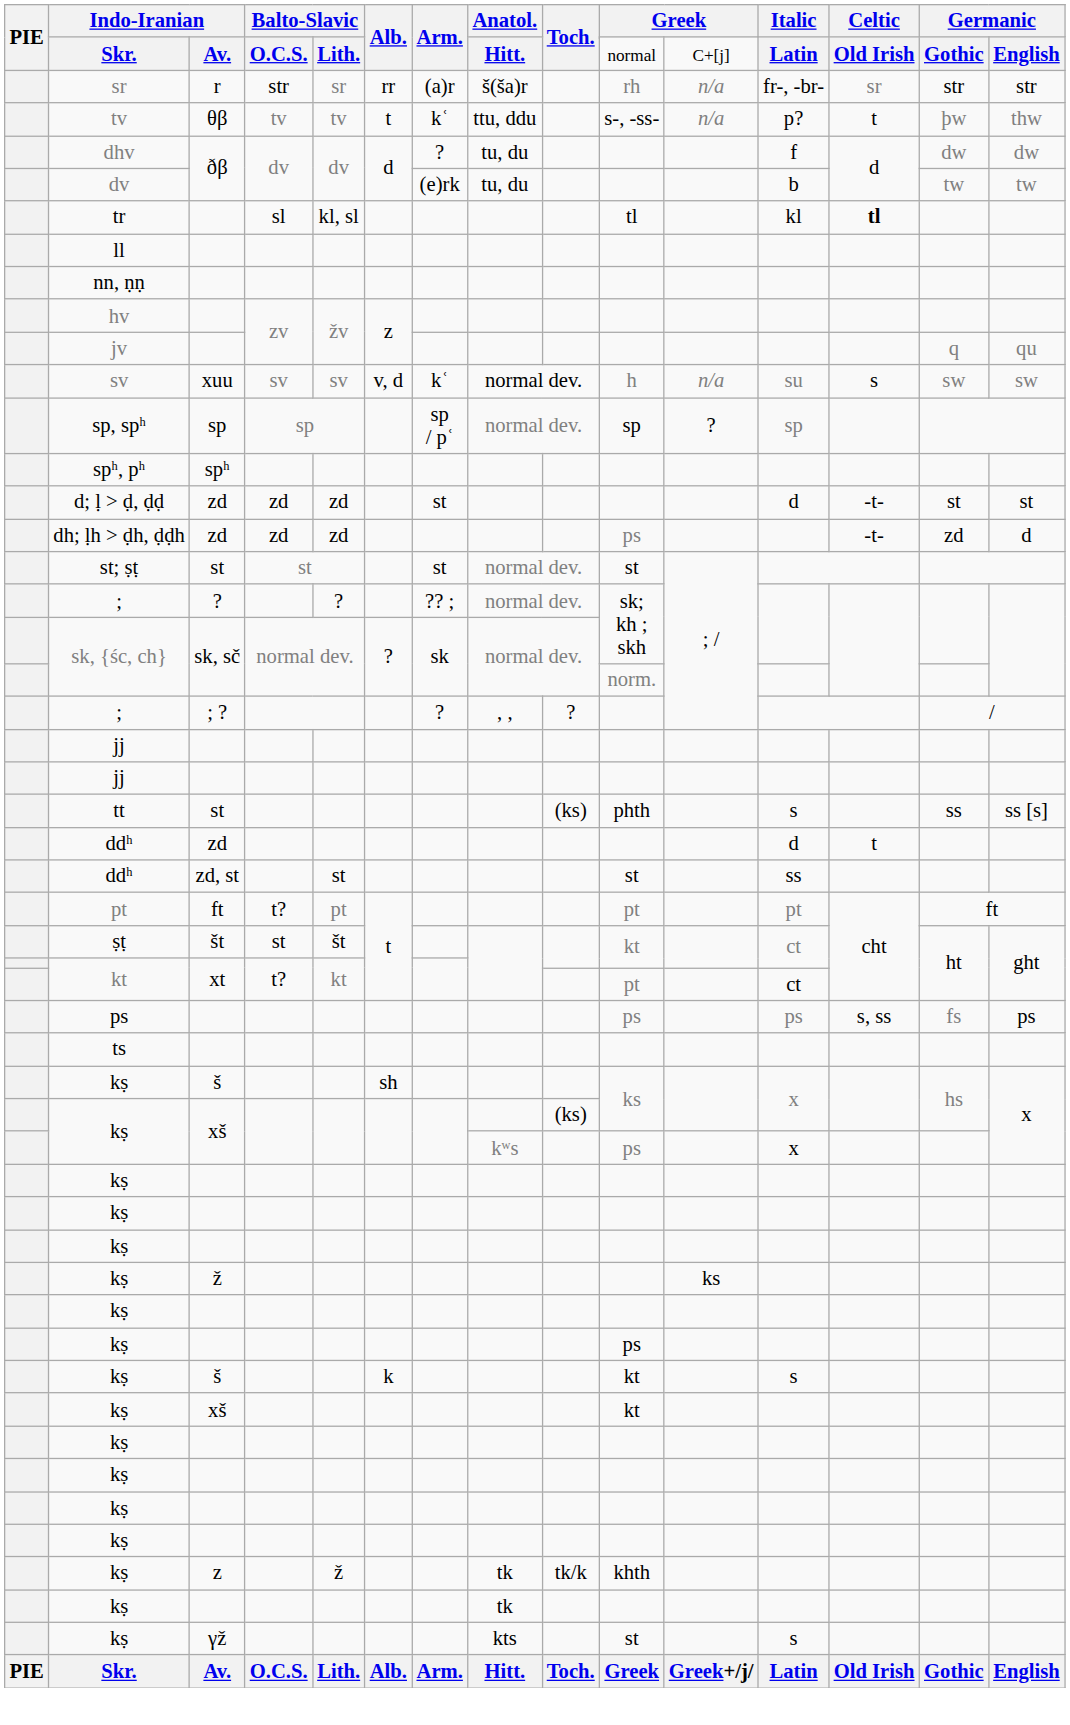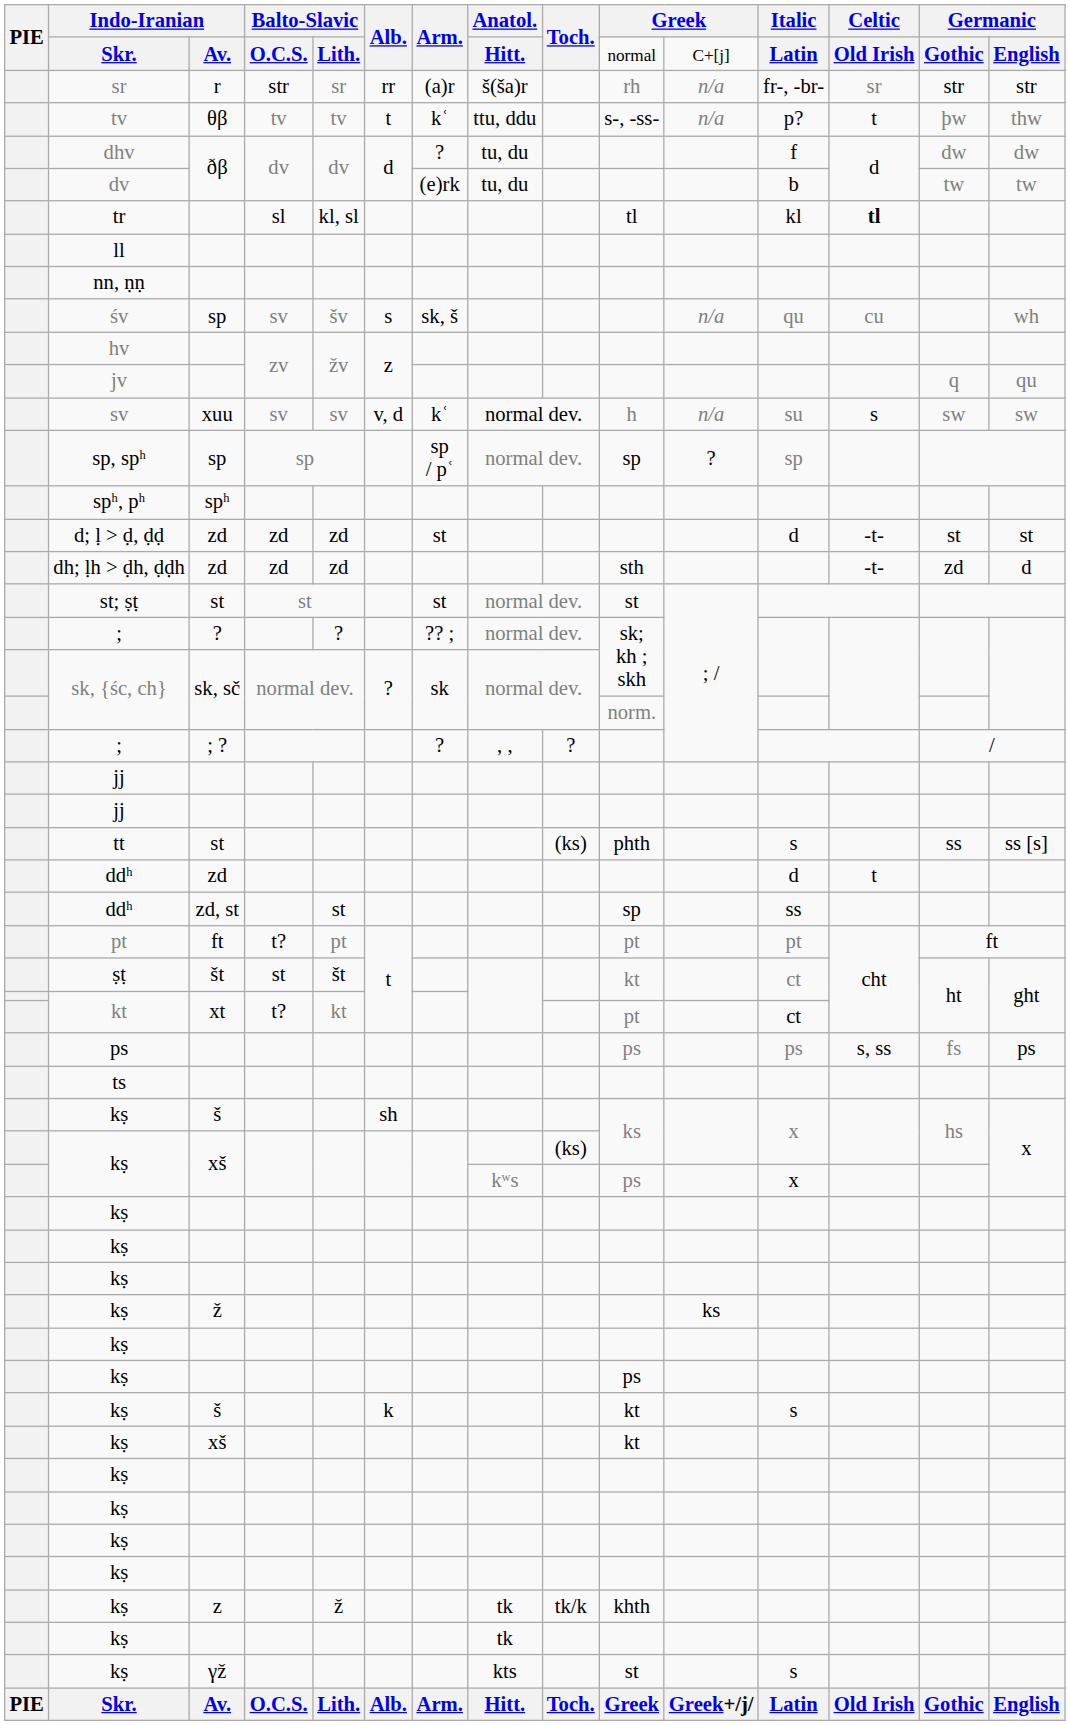+ row: (119, 315)
(632, 535) ps -> (632, 567) sth
(632, 876) st -> (632, 908) sp
